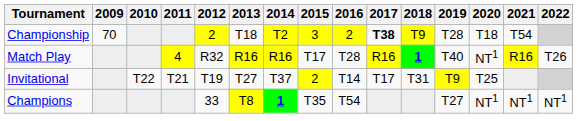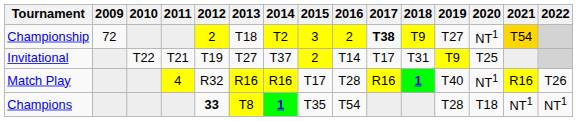(109, 34) 70 -> (109, 36) 72
(452, 34) T28 -> (452, 36) T27
(487, 34) T18 -> (487, 36) NT1
(521, 34) no background -> (521, 36) gold background
rows swapped: (39, 56) <-> (38, 79)
(212, 101) normal -> (212, 104) bold
(452, 101) T27 -> (452, 104) T28
(487, 101) NT1 -> (487, 104) T18
